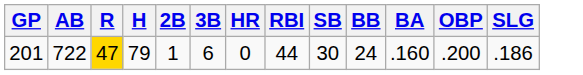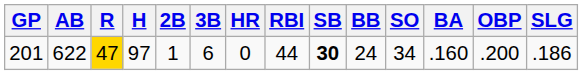+ column: (405, 20)
(70, 52) 722 -> (70, 52) 622
(139, 52) 79 -> (139, 52) 97
(328, 52) normal -> (328, 52) bold
